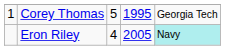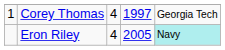(114, 14) 5 -> (114, 14) 4
(137, 14) 1995 -> (137, 14) 1997
